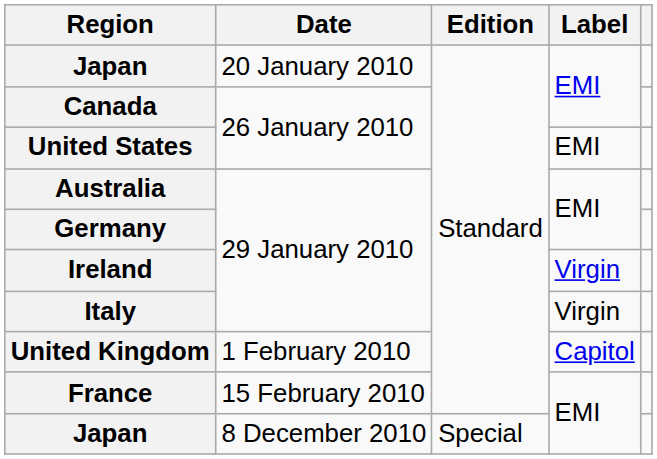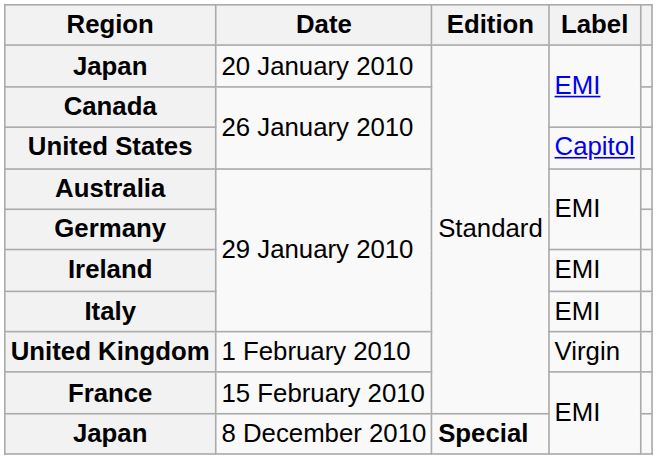(577, 147) EMI -> (595, 147) Capitol
(587, 270) Virgin -> (577, 270) EMI
(587, 310) Virgin -> (577, 310) EMI
(595, 351) Capitol -> (587, 351) Virgin
(480, 433) normal -> (483, 433) bold
